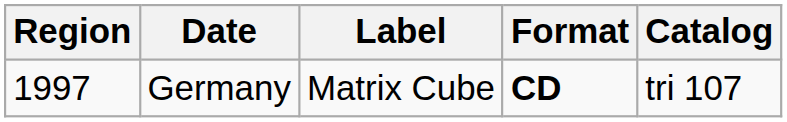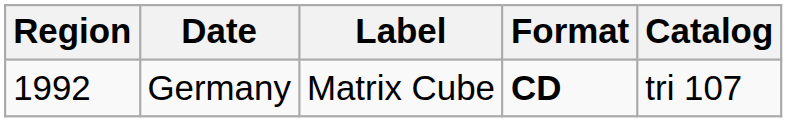(52, 87) 1997 -> (52, 87) 1992
